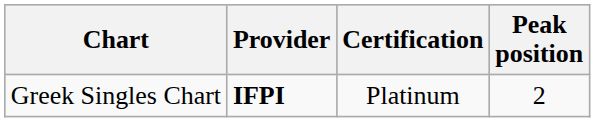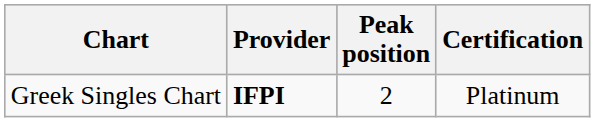columns swapped: (539, 39) <-> (413, 39)
